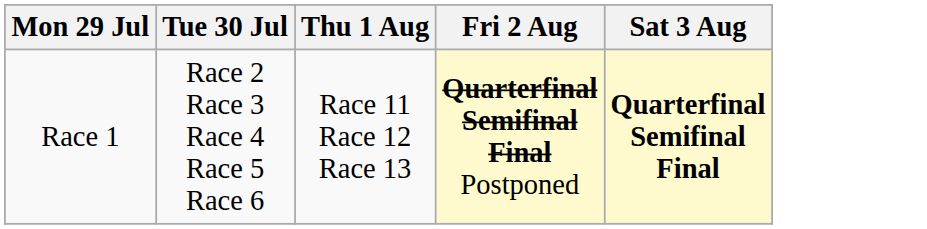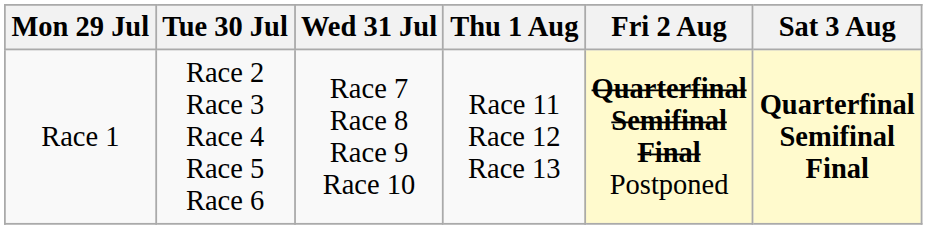+ column: (369, 27)
